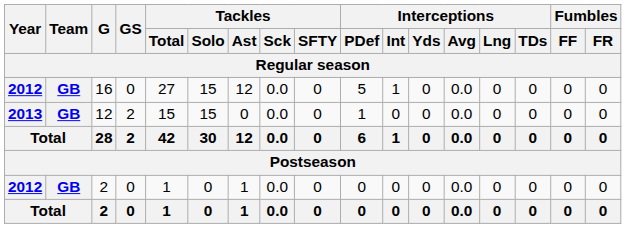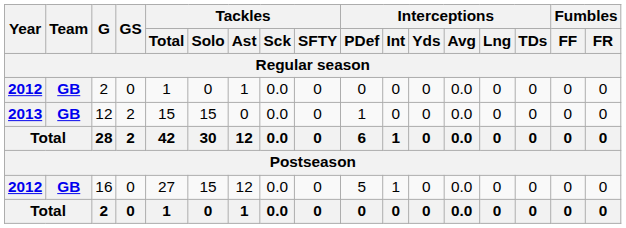rows swapped: (25, 89) <-> (25, 187)
